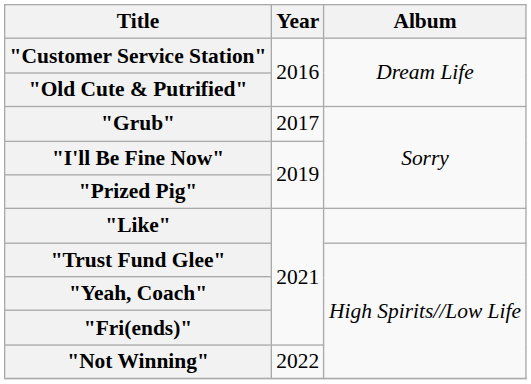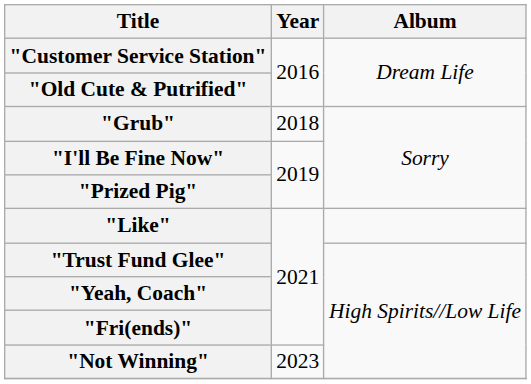(298, 123) 2017 -> (298, 123) 2018
(298, 361) 2022 -> (298, 361) 2023
